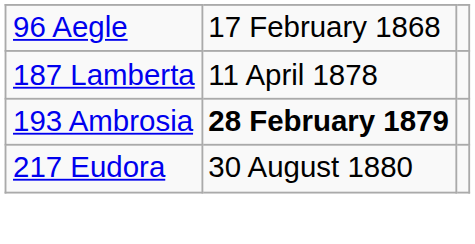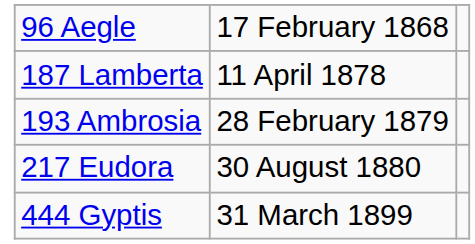(329, 121) bold -> (333, 121) normal
+ row: (92, 214)
